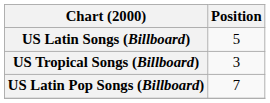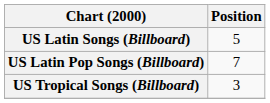rows swapped: (106, 86) <-> (106, 62)
